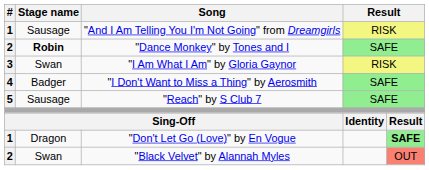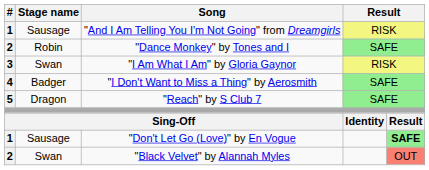(48, 47) bold -> (48, 47) normal
(48, 99) Sausage -> (48, 99) Dragon
(48, 138) Dragon -> (48, 138) Sausage
